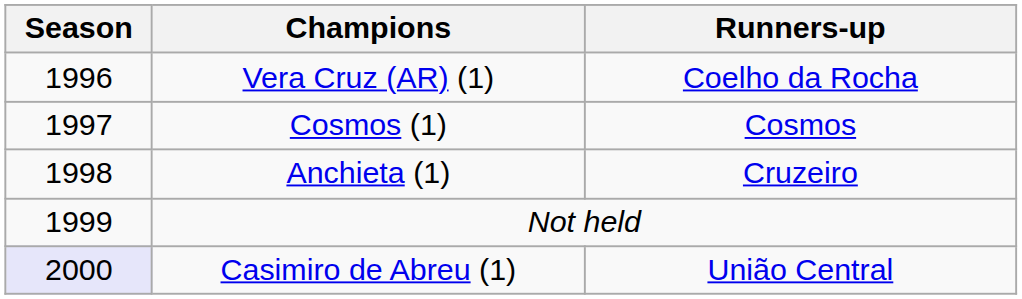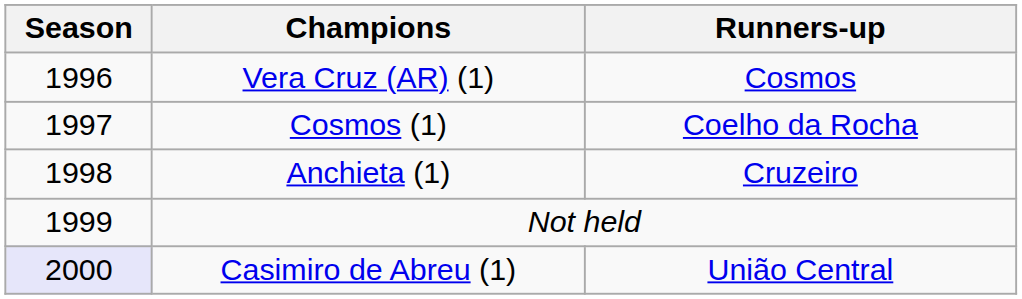(800, 76) Coelho da Rocha -> (800, 76) Cosmos
(800, 125) Cosmos -> (800, 125) Coelho da Rocha
